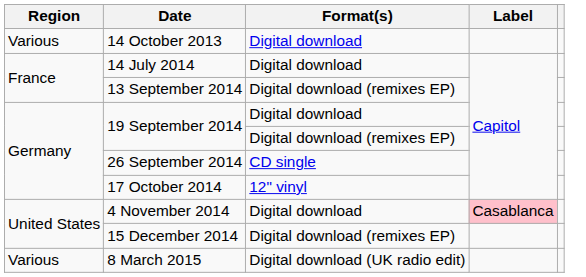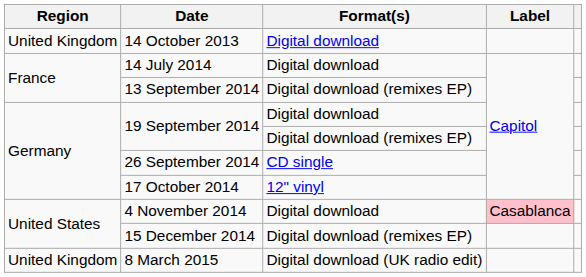(33, 41) Various -> (63, 41) United Kingdom
(33, 260) Various -> (63, 260) United Kingdom
